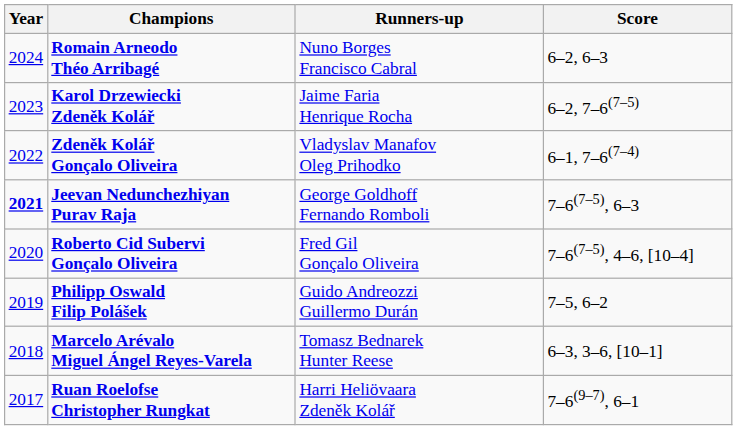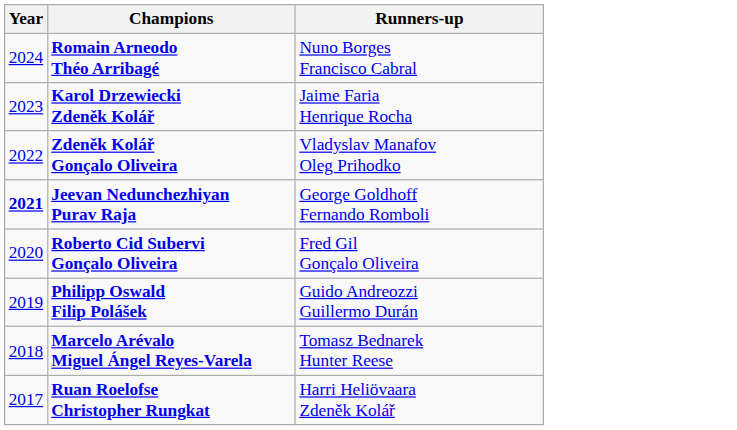- column: (637, 19)
